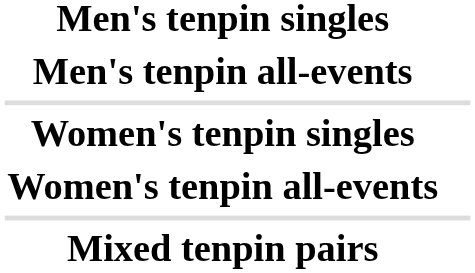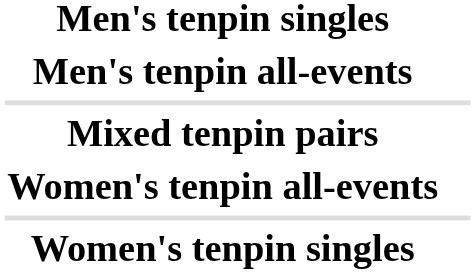rows swapped: (223, 133) <-> (223, 248)
